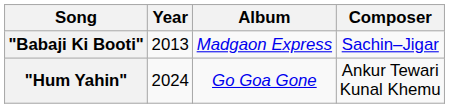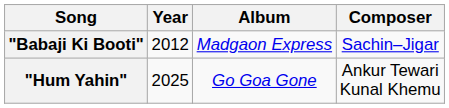(170, 44) 2013 -> (170, 44) 2012
(170, 80) 2024 -> (170, 80) 2025
